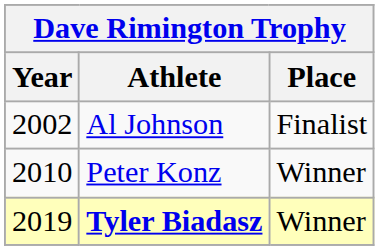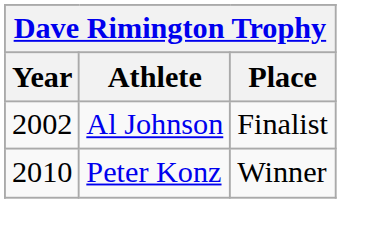- row: (174, 220)
